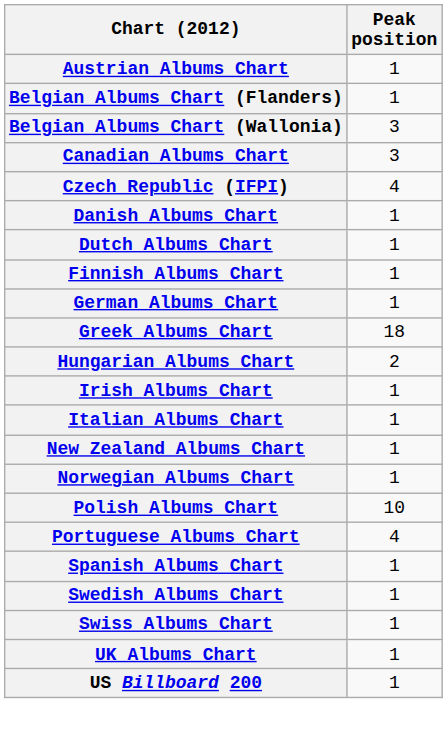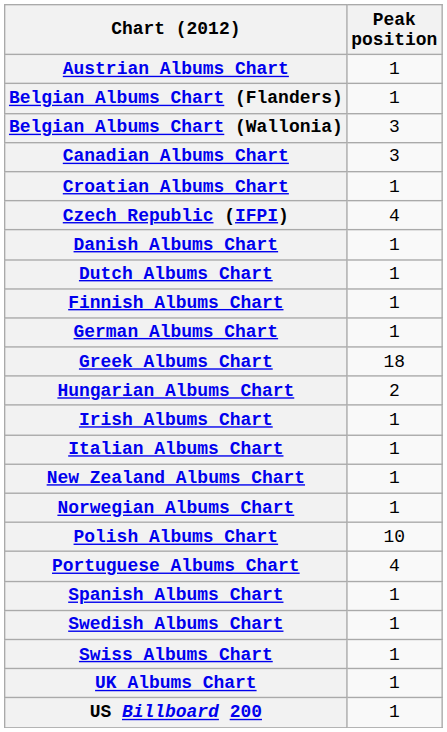+ row: (176, 186)
